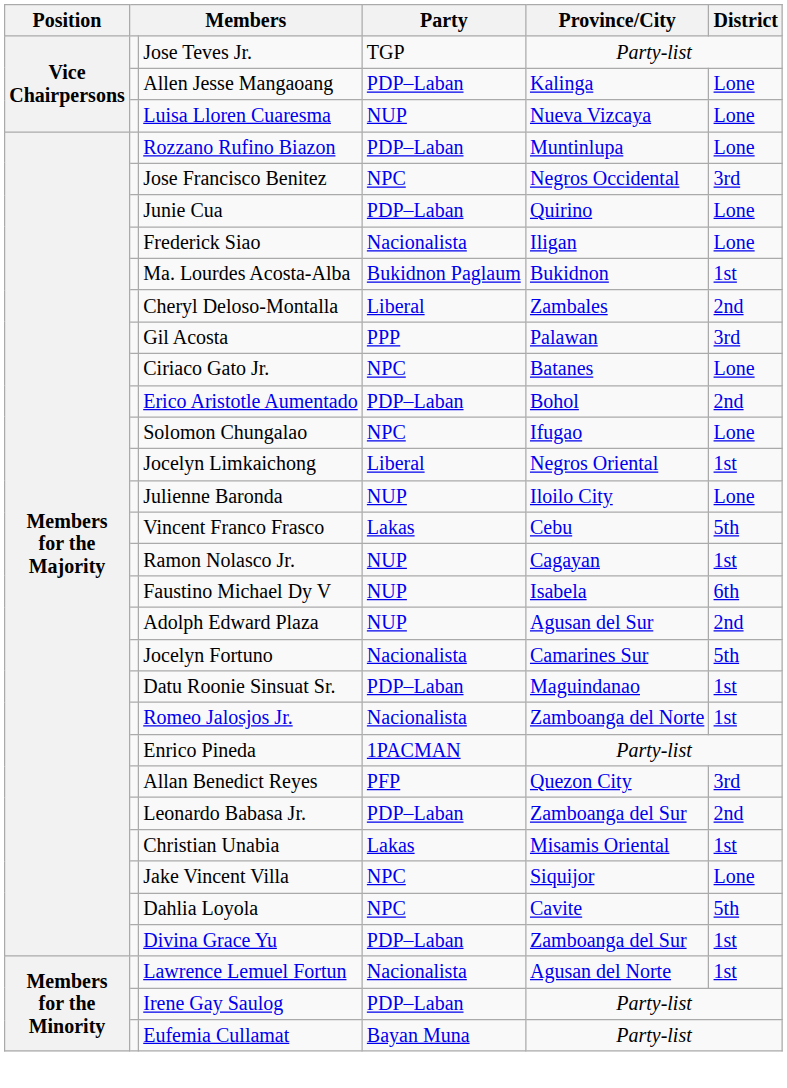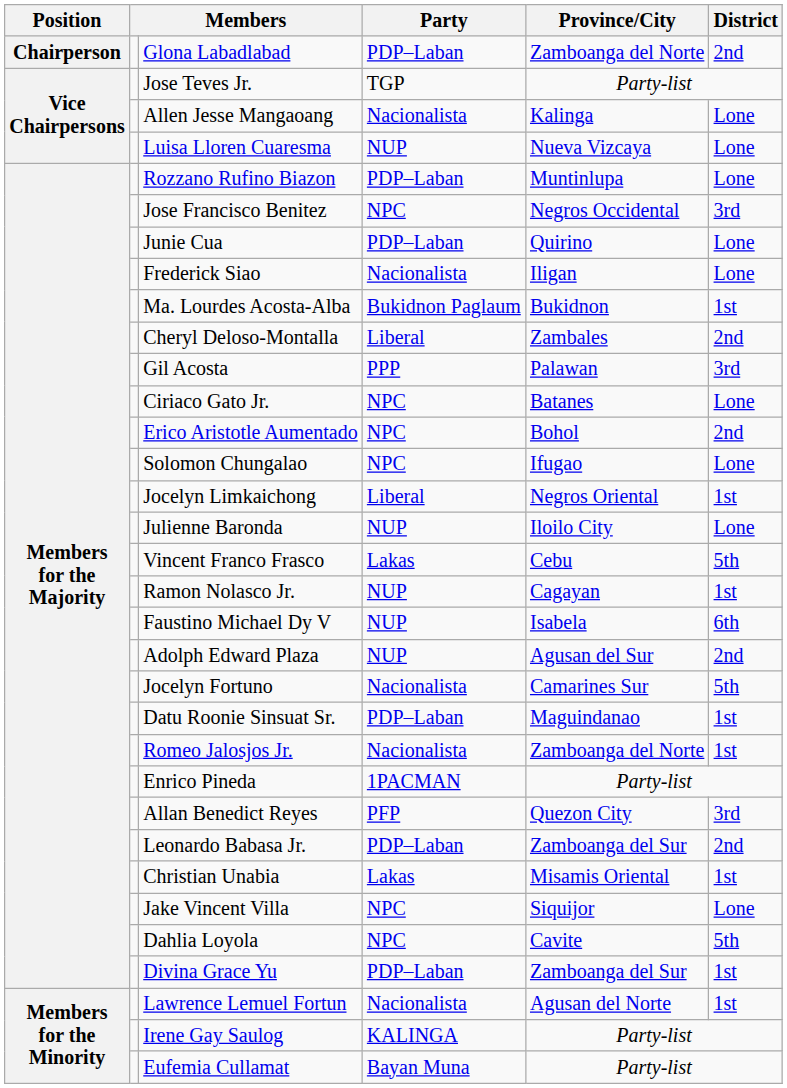+ row: (217, 52)
(415, 83) PDP–Laban -> (417, 115) Nacionalista
(415, 400) PDP–Laban -> (386, 432) NPC
(415, 1003) PDP–Laban -> (412, 1035) KALINGA
